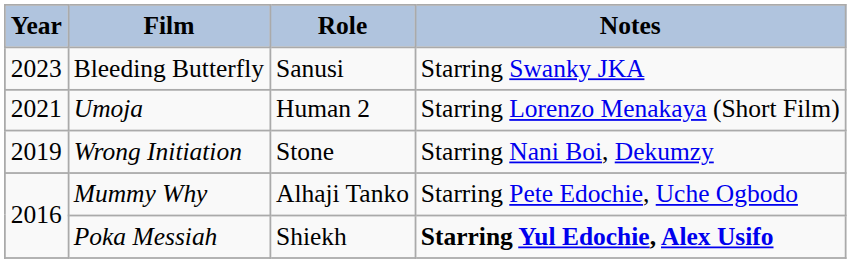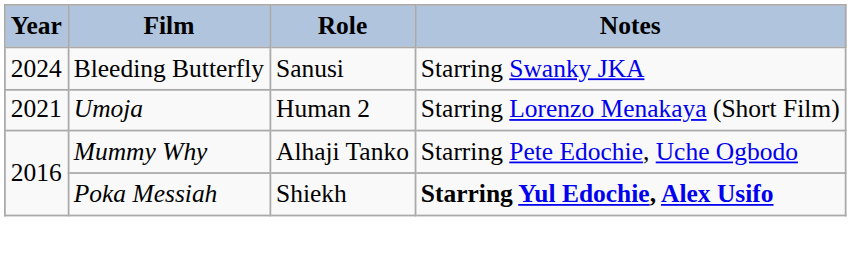(36, 67) 2023 -> (36, 67) 2024
- row: (158, 152)
